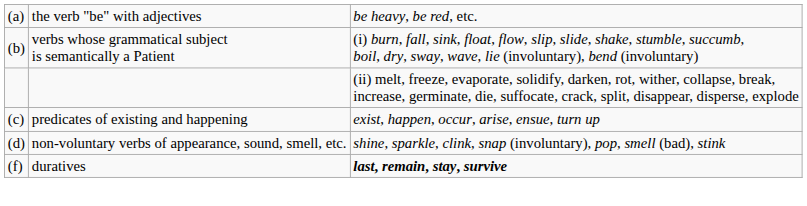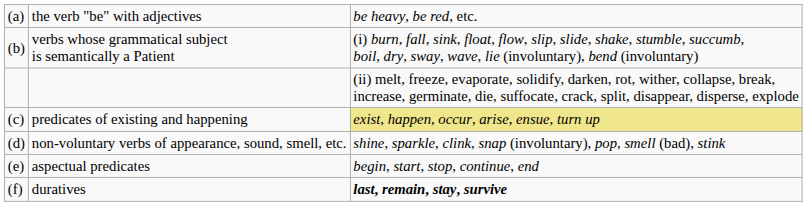(477, 119) no background -> (477, 119) khaki background
+ row: (91, 166)
